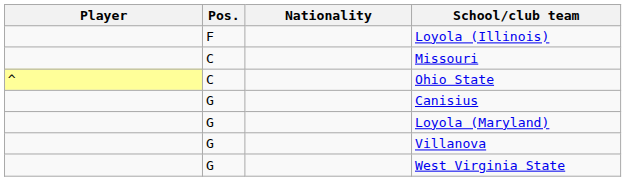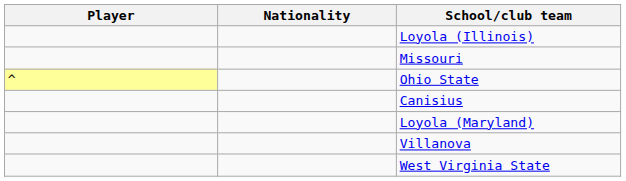- column: (224, 15)
